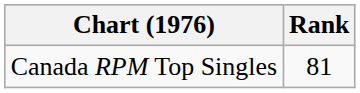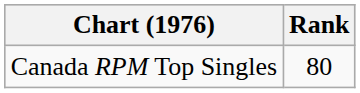(319, 66) 81 -> (319, 66) 80
